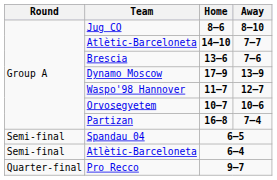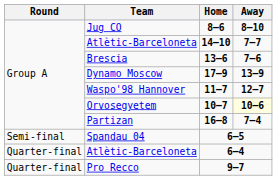(252, 106) no background -> (252, 106) lightyellow background
(36, 152) Semi-final -> (44, 152) Quarter-final
